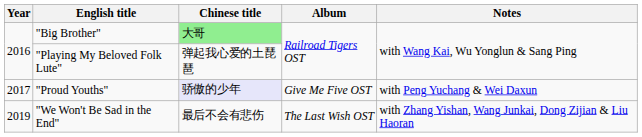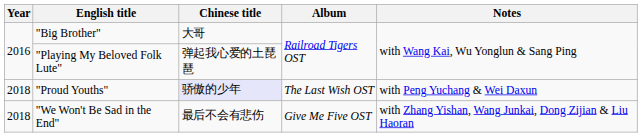(193, 33) lightgreen background -> (193, 33) no background
(19, 90) 2017 -> (19, 90) 2018
(328, 90) Give Me Five OST -> (329, 90) The Last Wish OST
(19, 116) 2019 -> (19, 116) 2018
(329, 116) The Last Wish OST -> (328, 116) Give Me Five OST
